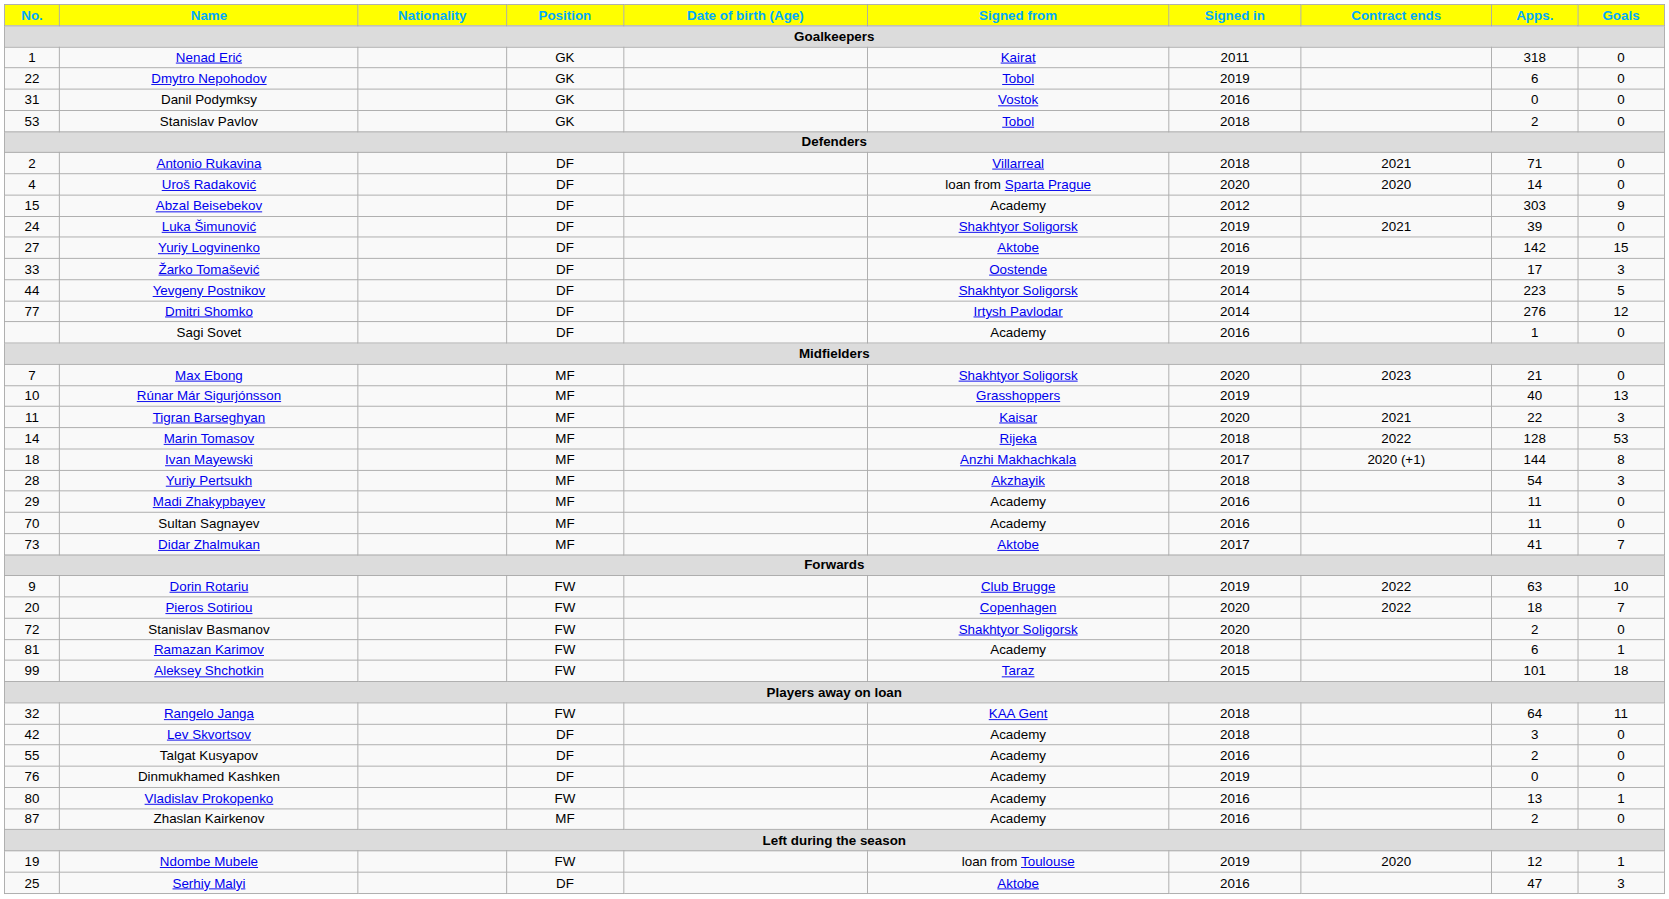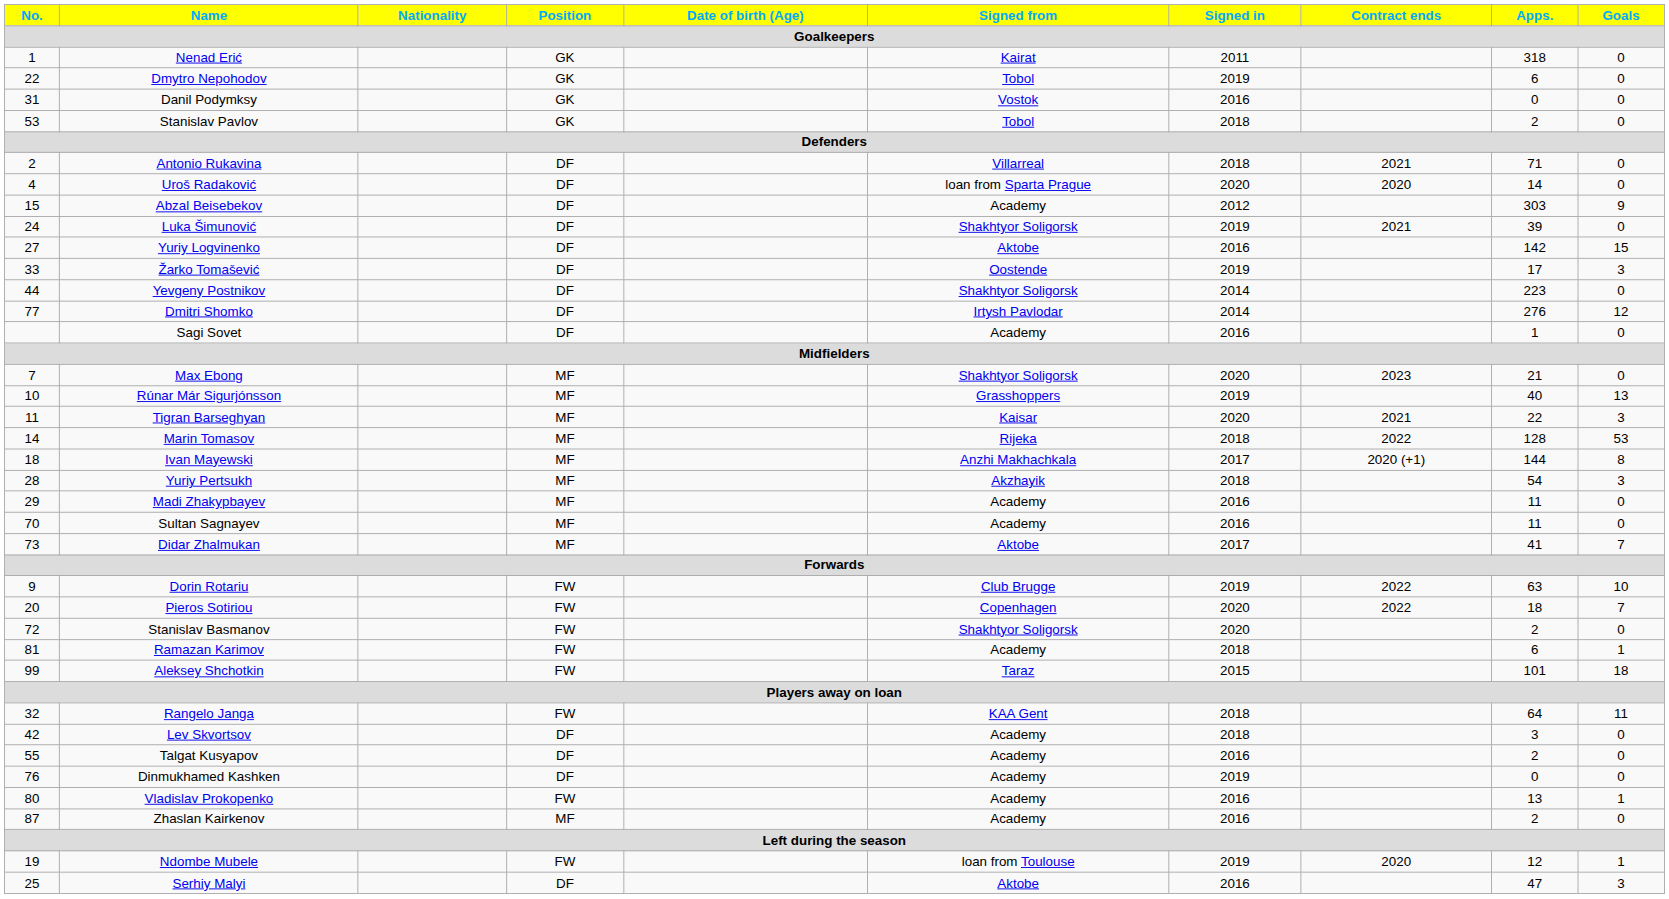(1621, 290) 5 -> (1621, 290) 0
